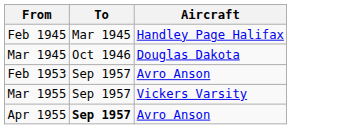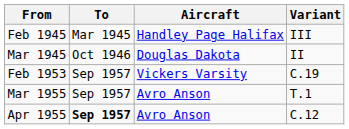+ column: (315, 14)
(174, 74) Avro Anson -> (192, 74) Vickers Varsity
(192, 94) Vickers Varsity -> (174, 94) Avro Anson
